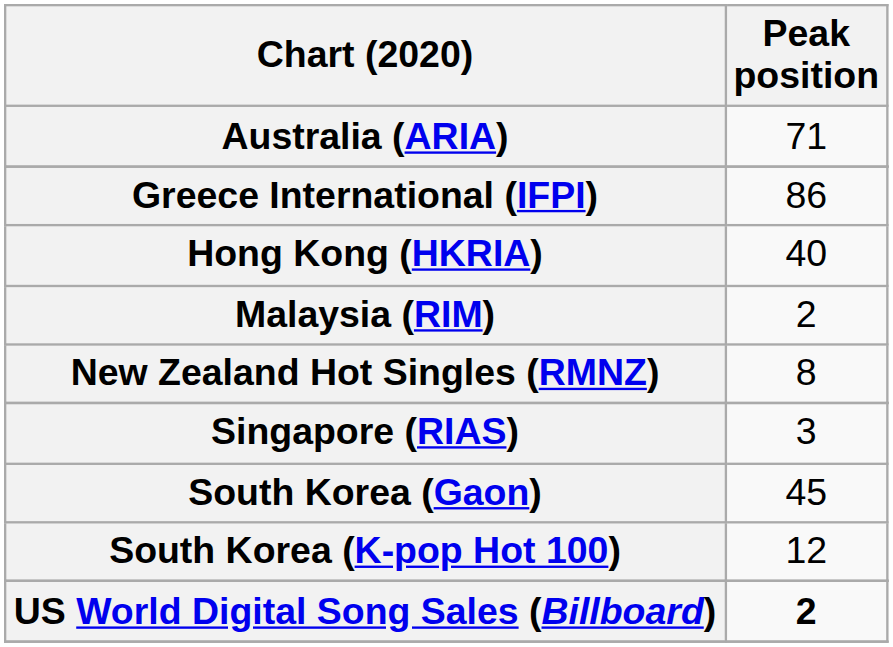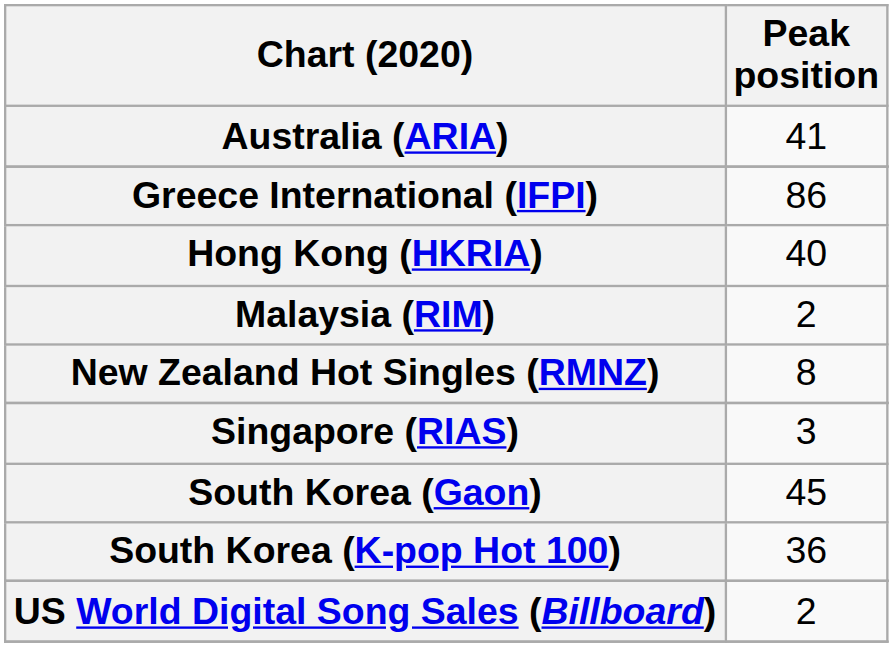(806, 135) 71 -> (806, 135) 41
(806, 551) 12 -> (806, 551) 36
(806, 610) bold -> (806, 610) normal
